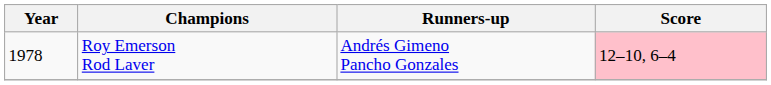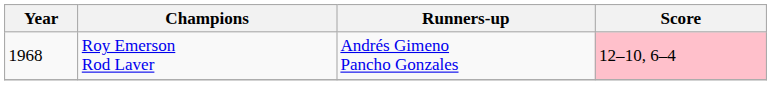(26, 55) 1978 -> (26, 55) 1968
